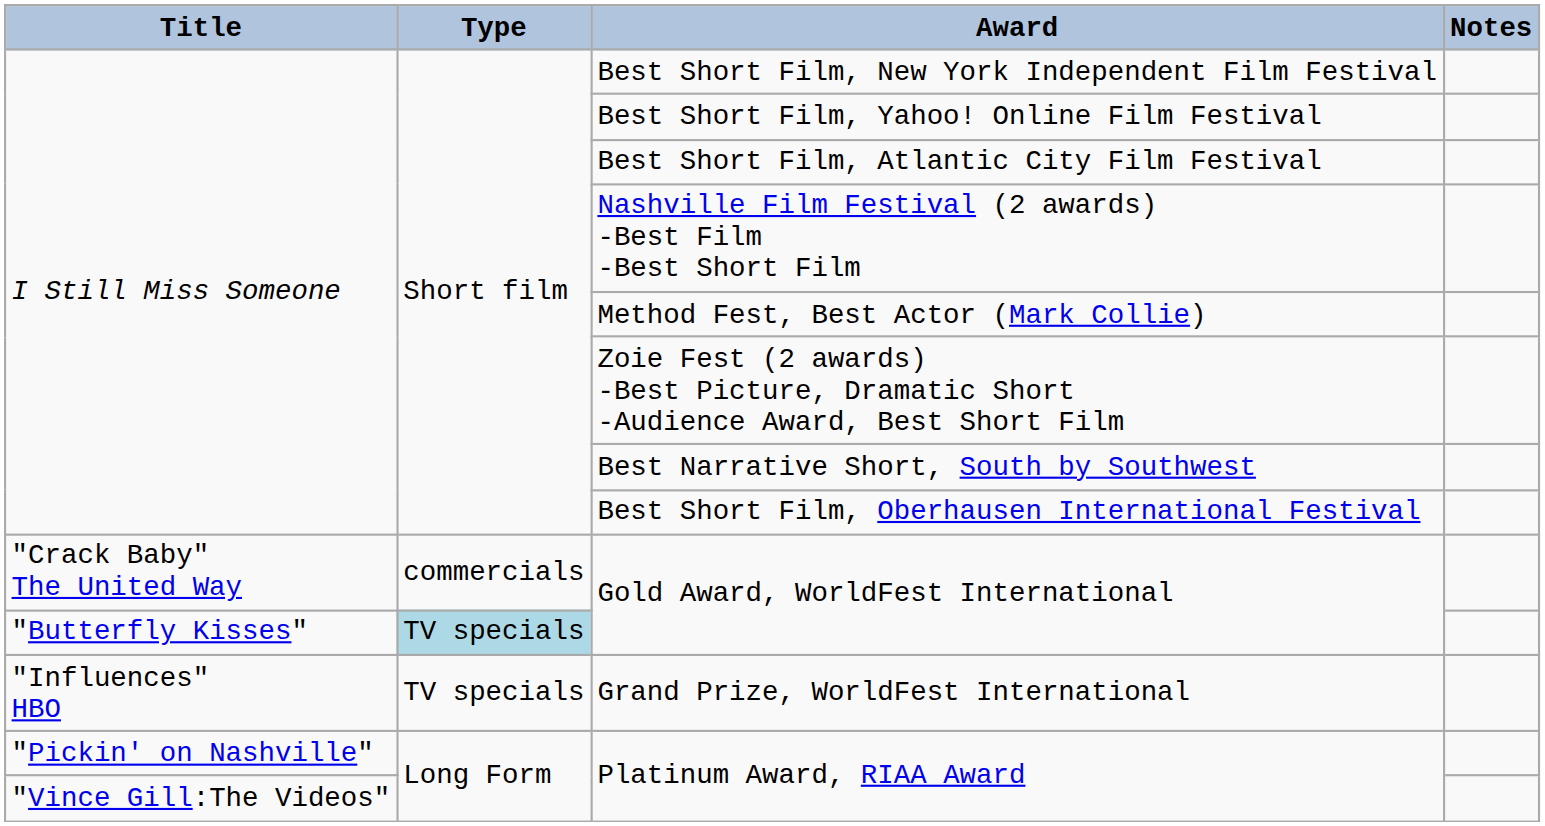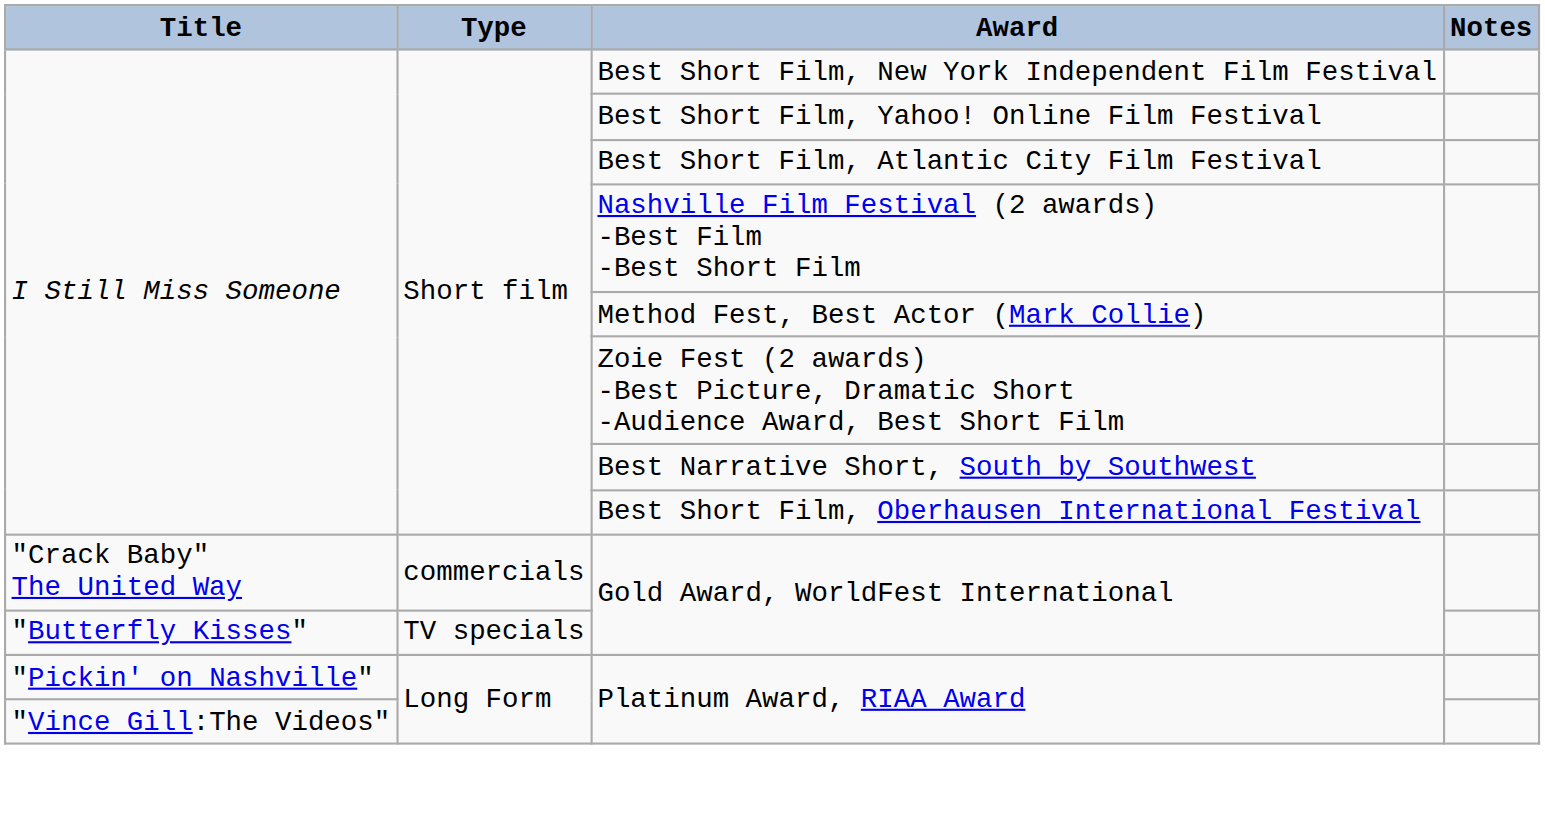(494, 633) lightblue background -> (494, 633) no background
- row: (110, 693)
